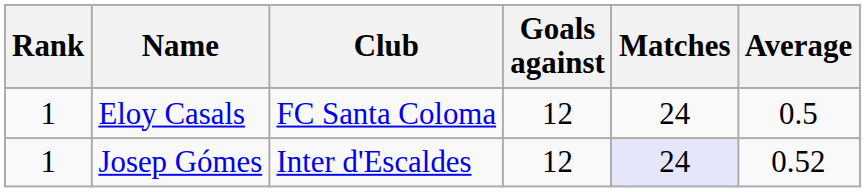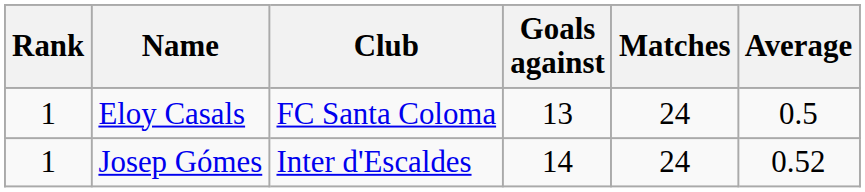(558, 112) 12 -> (558, 112) 13
(558, 161) 12 -> (558, 161) 14
(675, 161) lavender background -> (675, 161) no background
